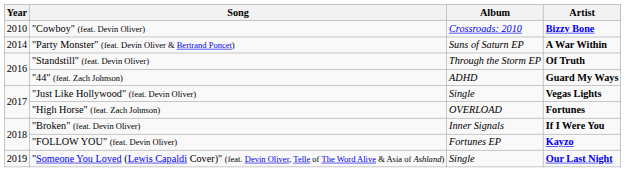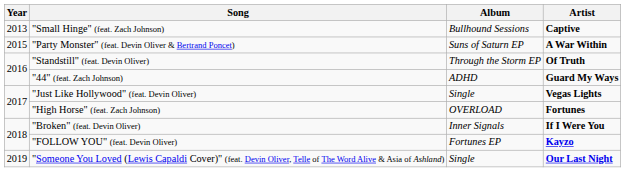- row: (88, 28)
+ row: (98, 28)
(17, 45) 2014 -> (17, 45) 2015
